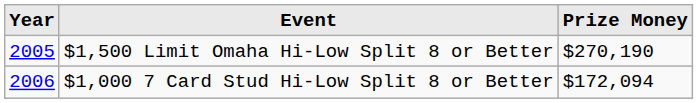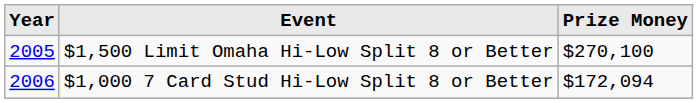(608, 51) $270,190 -> (608, 51) $270,100
